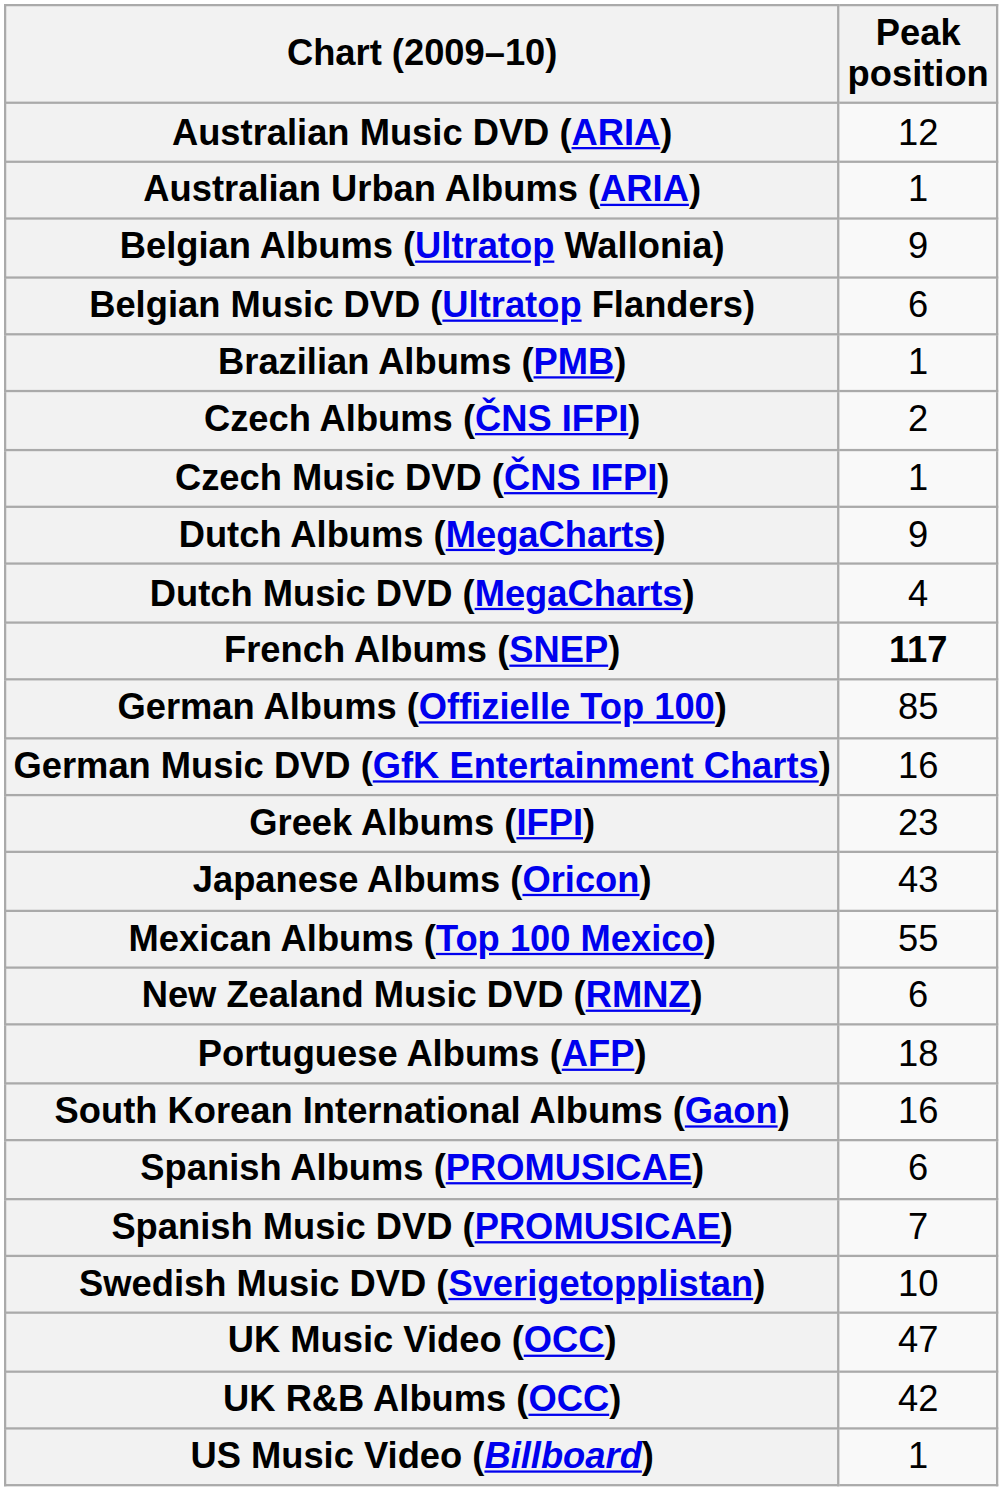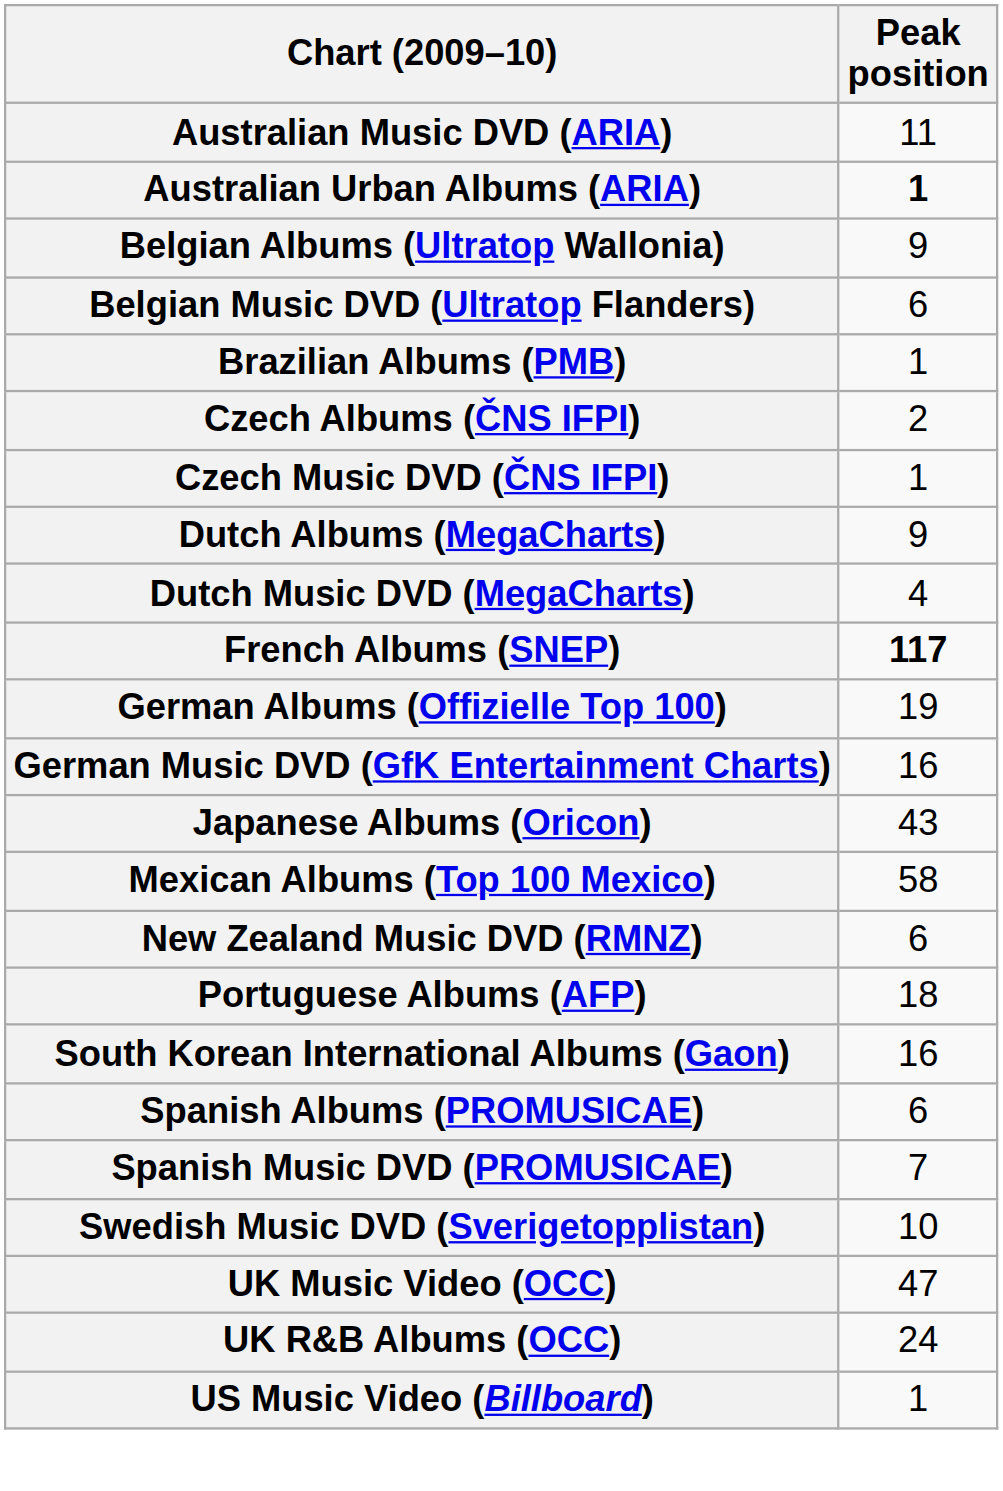(918, 131) 12 -> (918, 131) 11
(918, 189) normal -> (918, 189) bold
(918, 707) 85 -> (918, 707) 19
- row: (422, 822)
(918, 938) 55 -> (918, 880) 58
(918, 1398) 42 -> (918, 1341) 24
